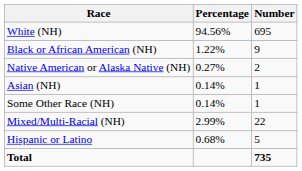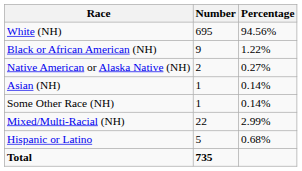columns swapped: (274, 13) <-> (222, 13)
